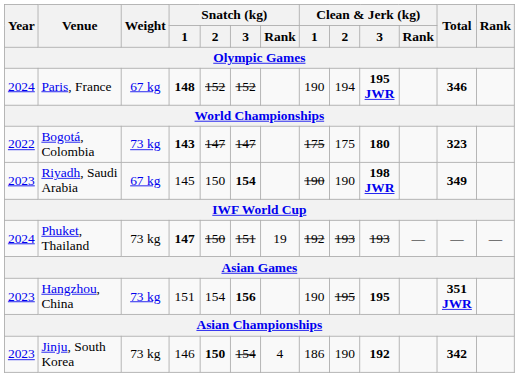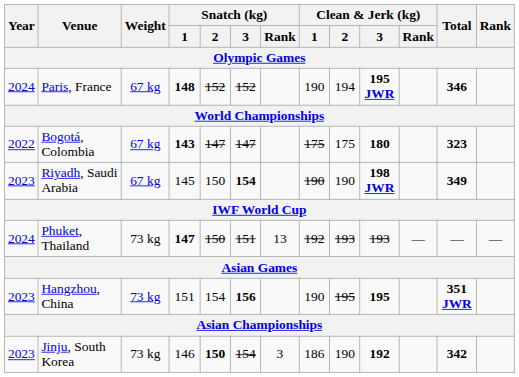(145, 144) 73 kg -> (145, 144) 67 kg
(280, 238) 19 -> (280, 238) 13
(280, 354) 4 -> (280, 354) 3
